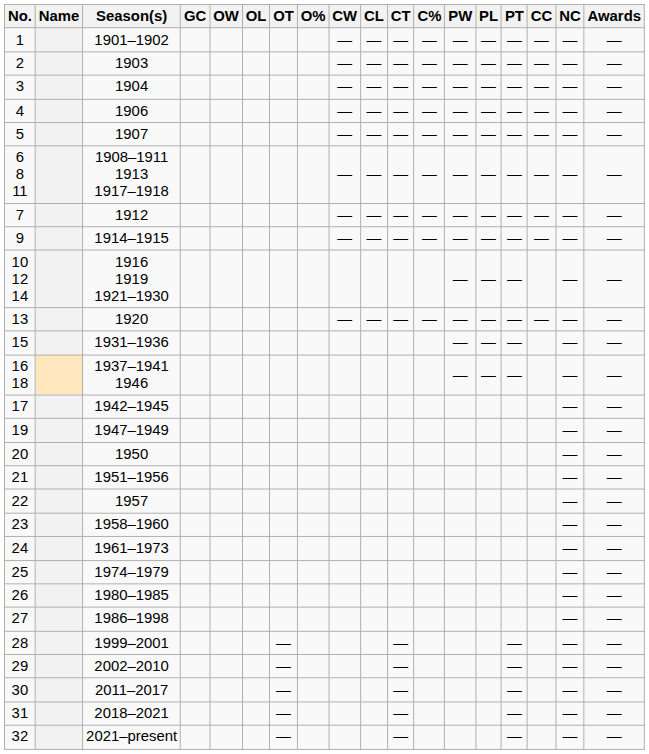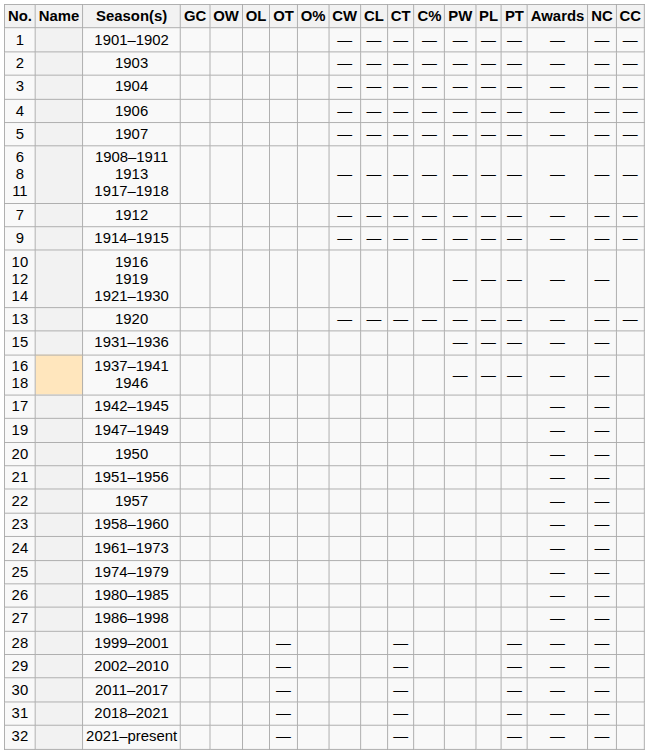columns swapped: (542, 16) <-> (614, 16)
